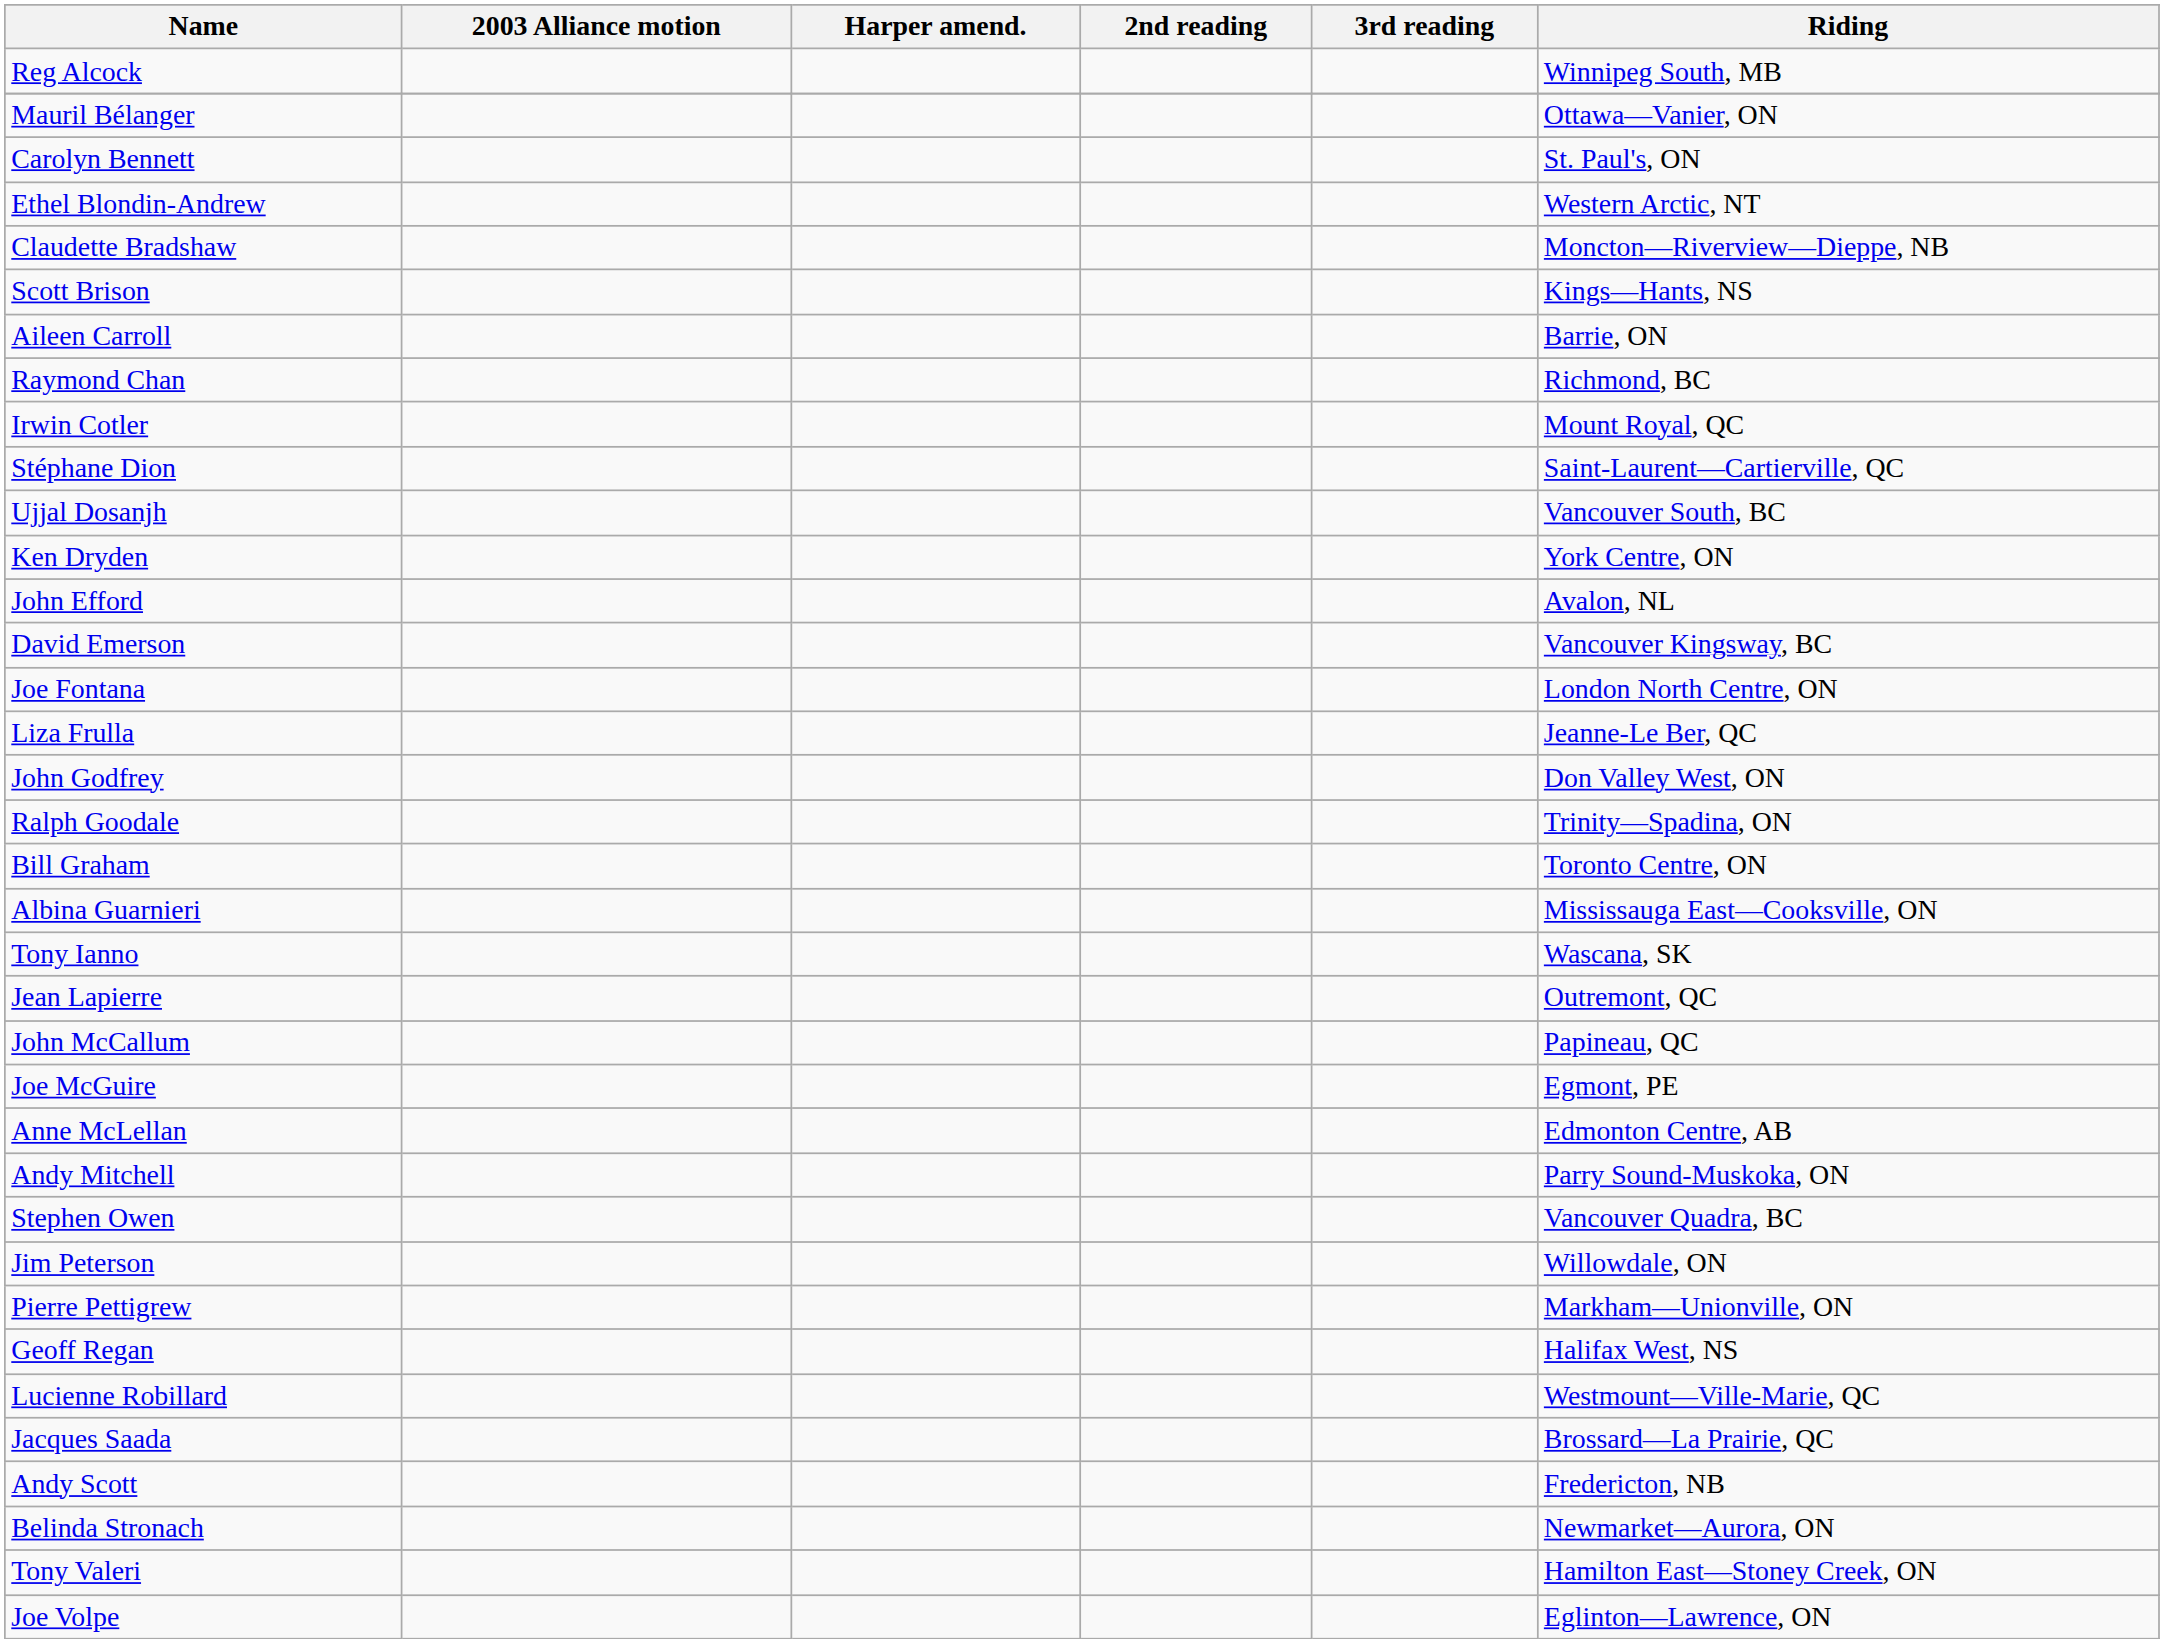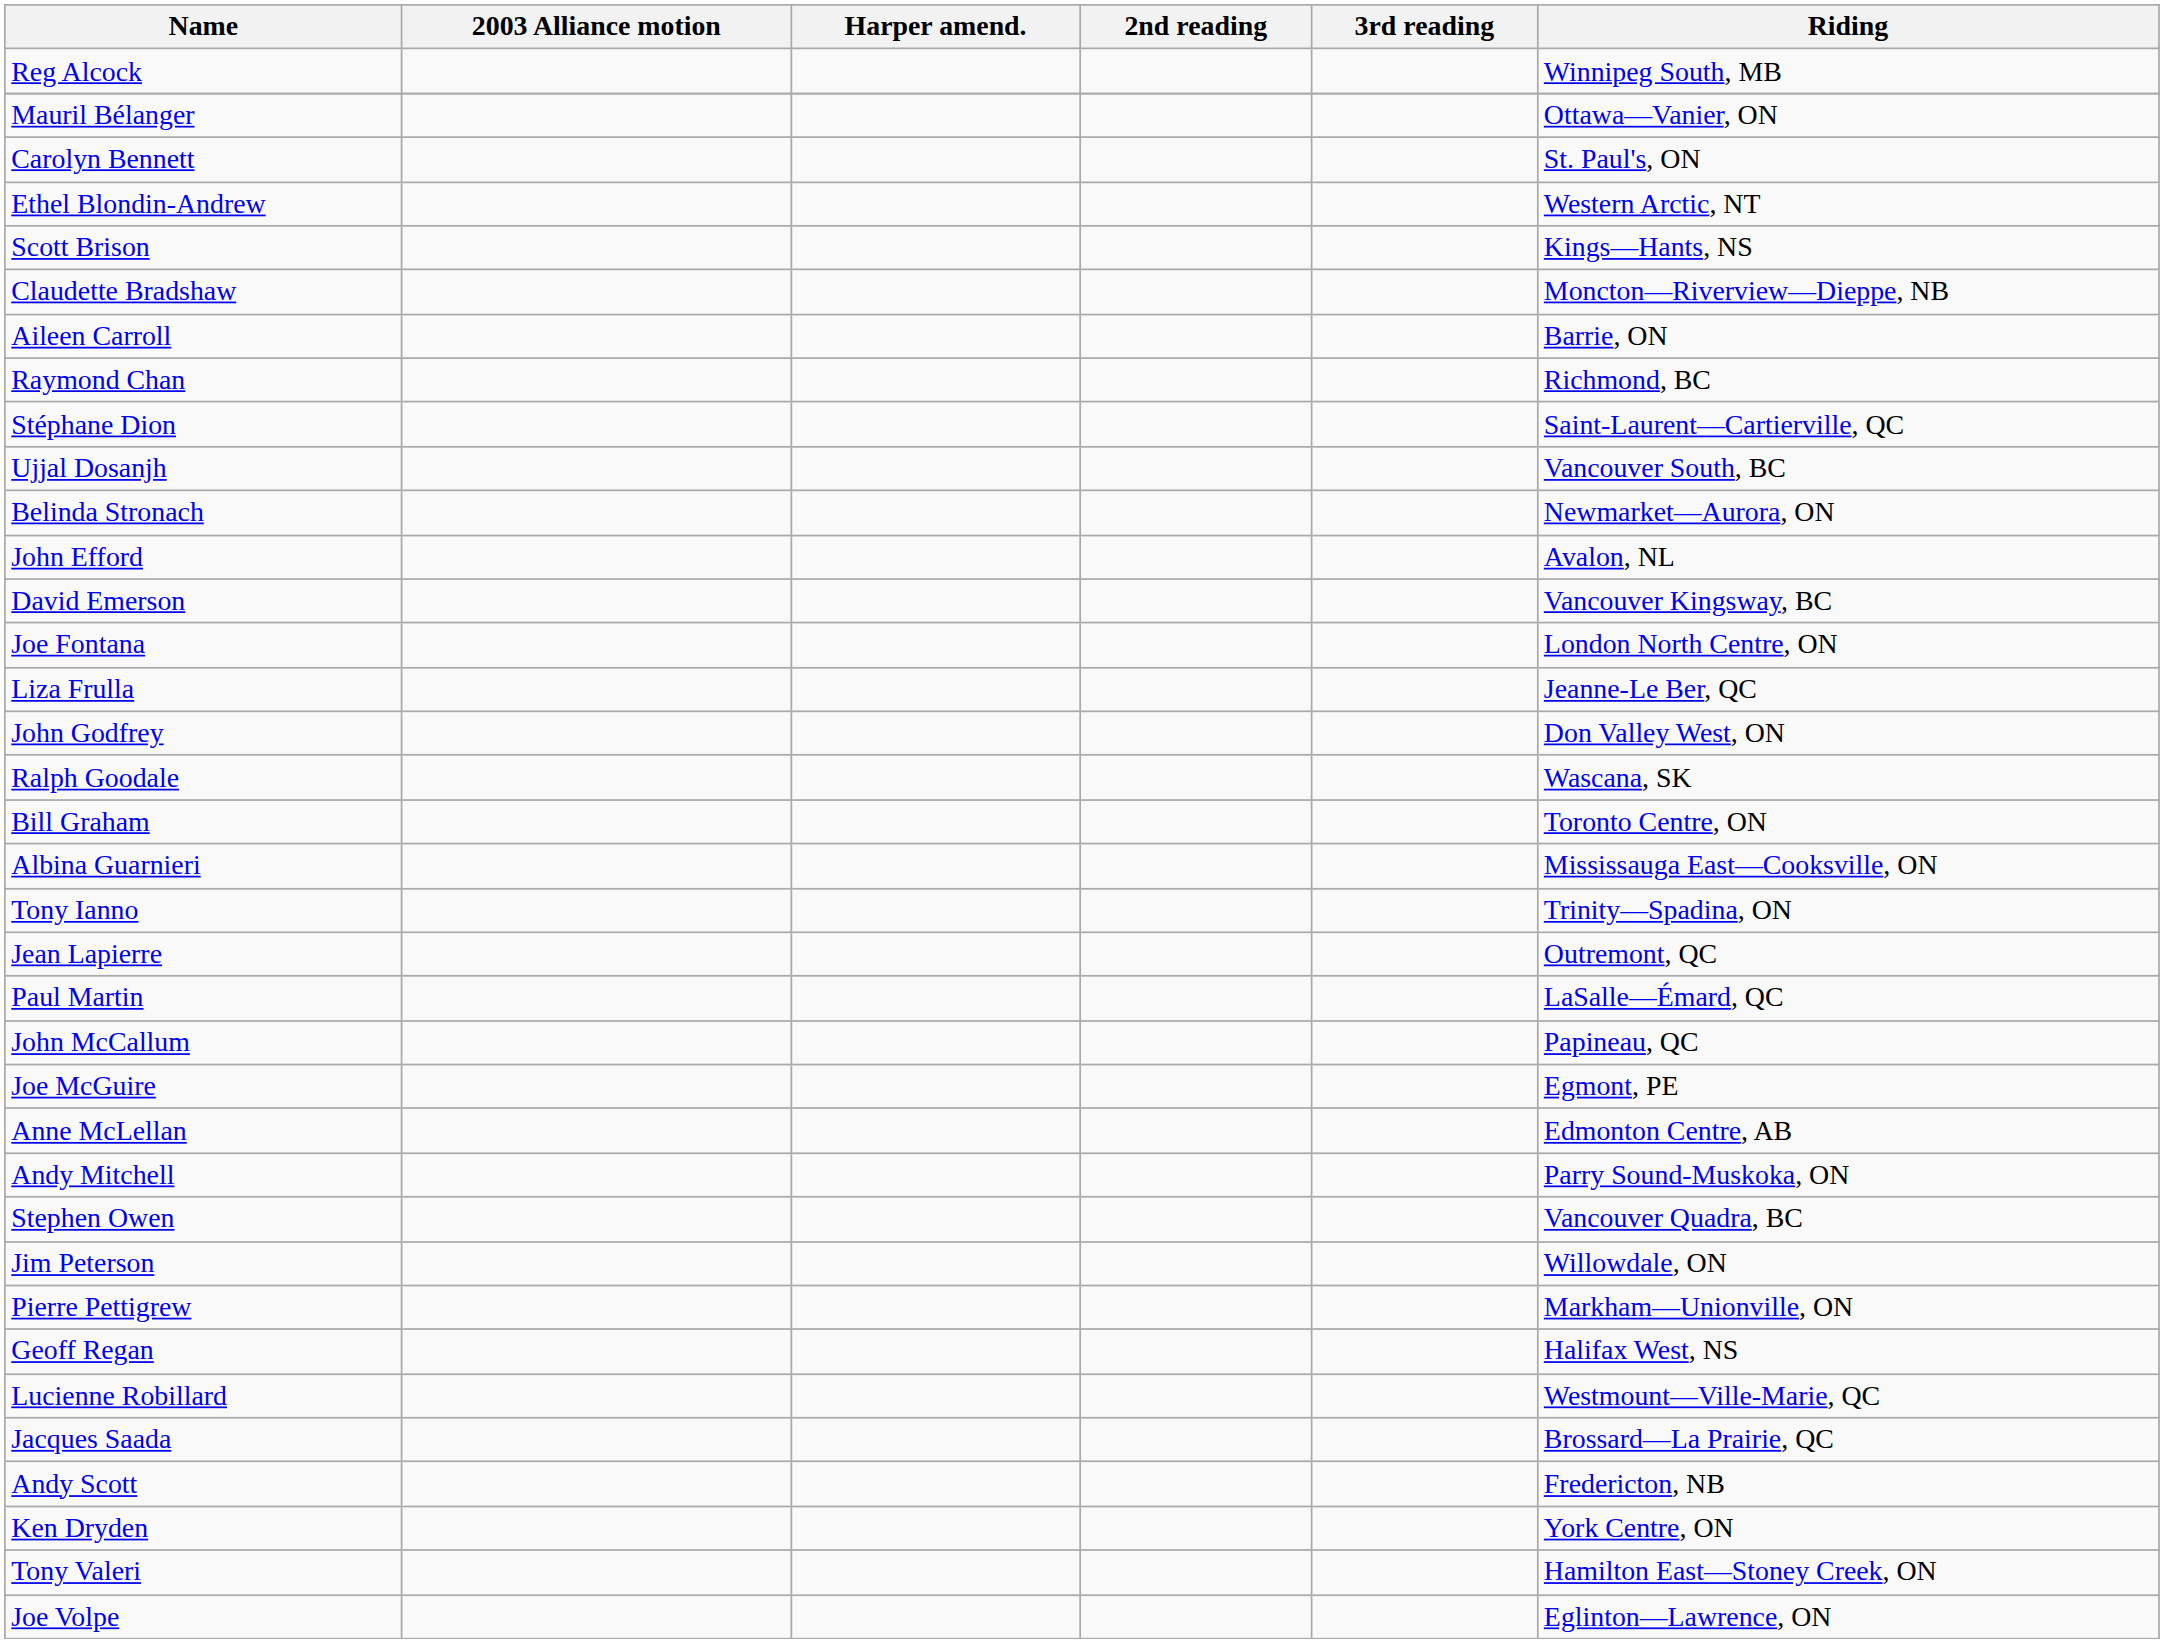rows swapped: (124, 247) <-> (81, 291)
- row: (80, 423)
rows swapped: (80, 556) <-> (108, 1527)
(1668, 821) Trinity—Spadina, ON -> (1618, 777) Wascana, SK
(1618, 953) Wascana, SK -> (1668, 909) Trinity—Spadina, ON
+ row: (77, 997)
